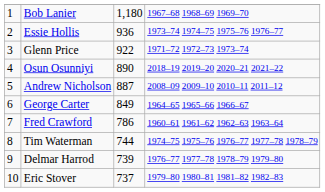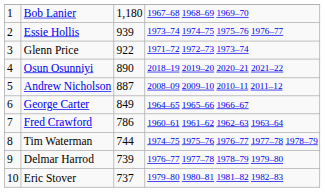(125, 31) 936 -> (125, 31) 939
